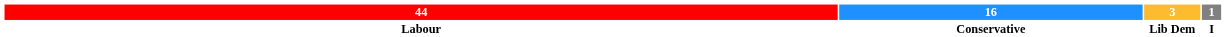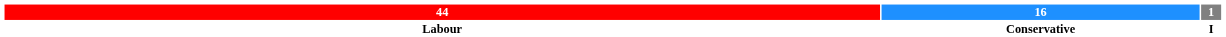- column: (1172, 12)
